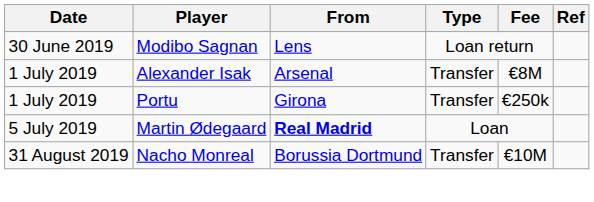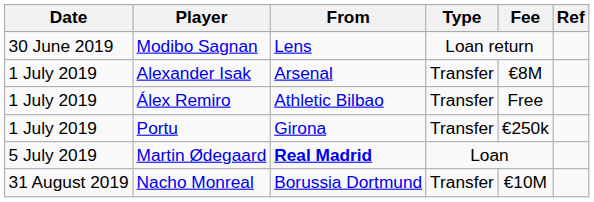+ row: (184, 100)
